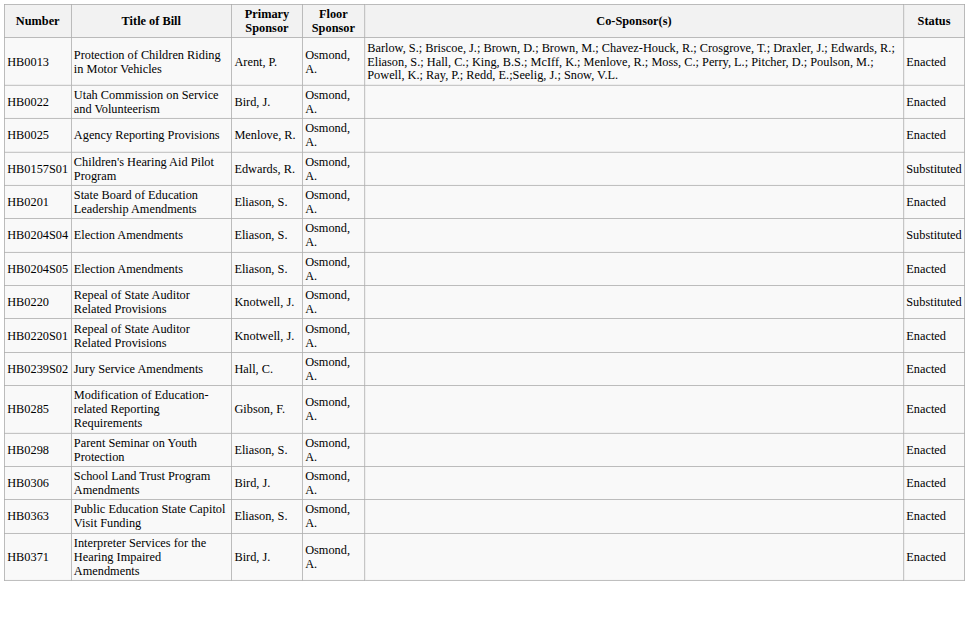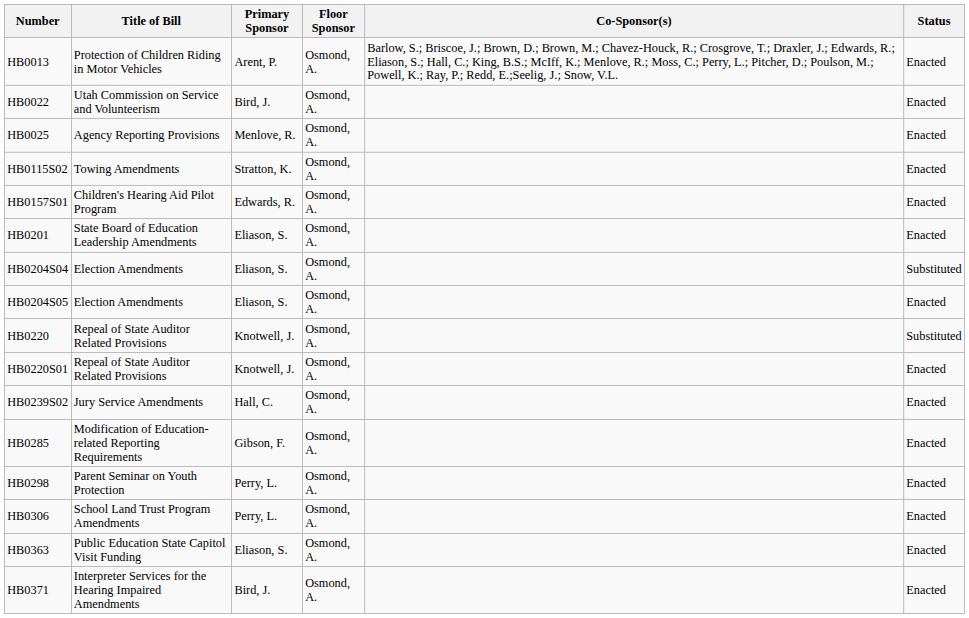+ row: (37, 168)
(934, 168) Substituted -> (926, 202) Enacted
(261, 449) Eliason, S. -> (256, 483) Perry, L.
(252, 483) Bird, J. -> (256, 516) Perry, L.
